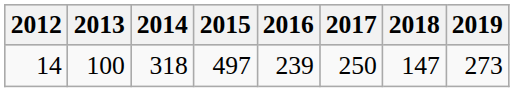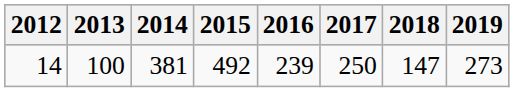(169, 65) 318 -> (169, 65) 381
(232, 65) 497 -> (232, 65) 492
